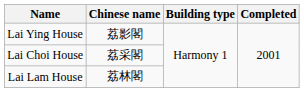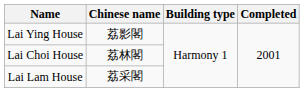(125, 55) 荔采閣 -> (125, 55) 荔林閣
(125, 76) 荔林閣 -> (125, 76) 荔采閣
